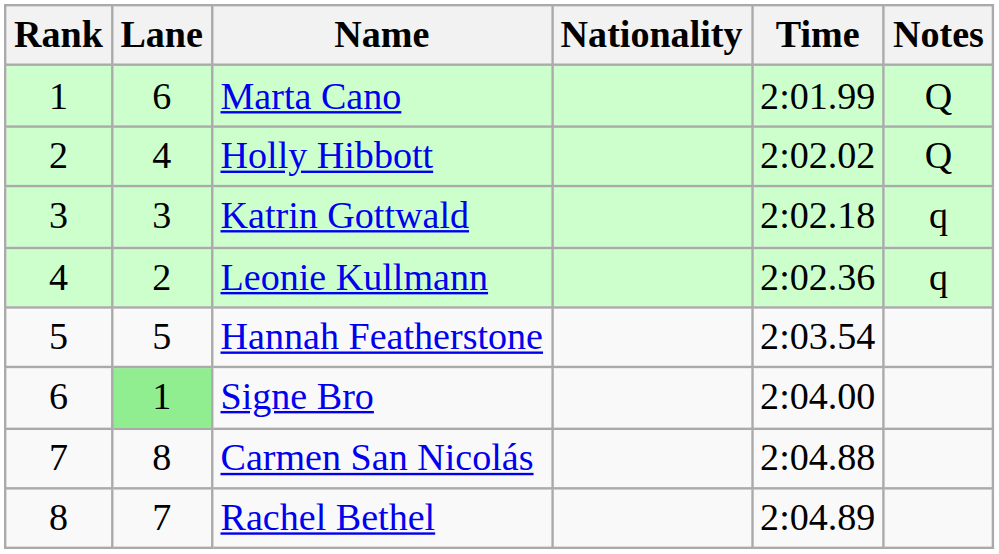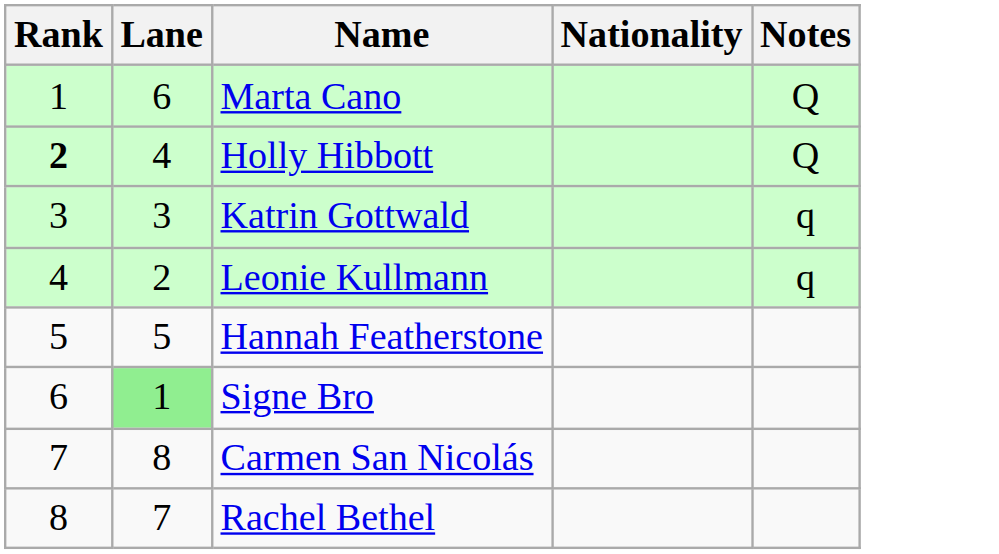- column: (818, 34)
(58, 155) normal -> (58, 155) bold
